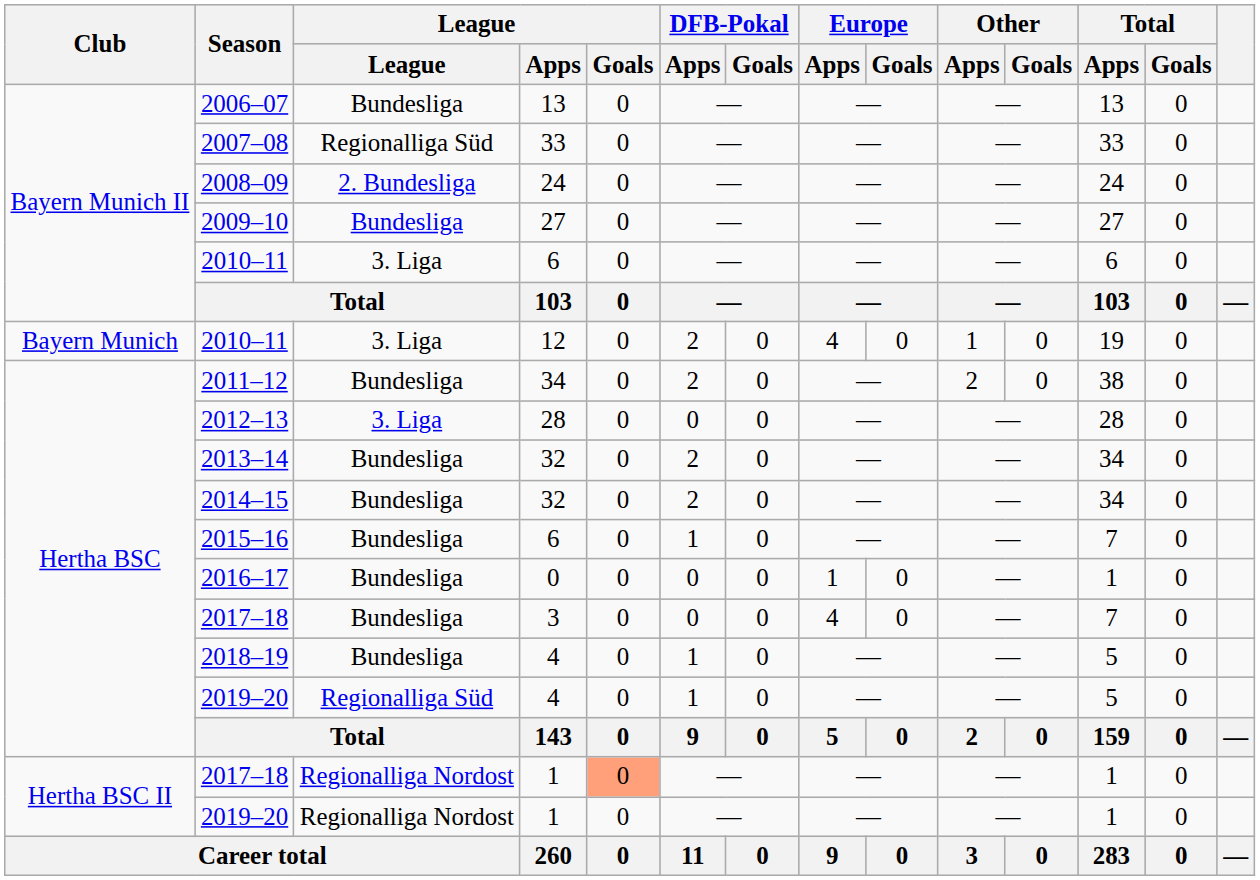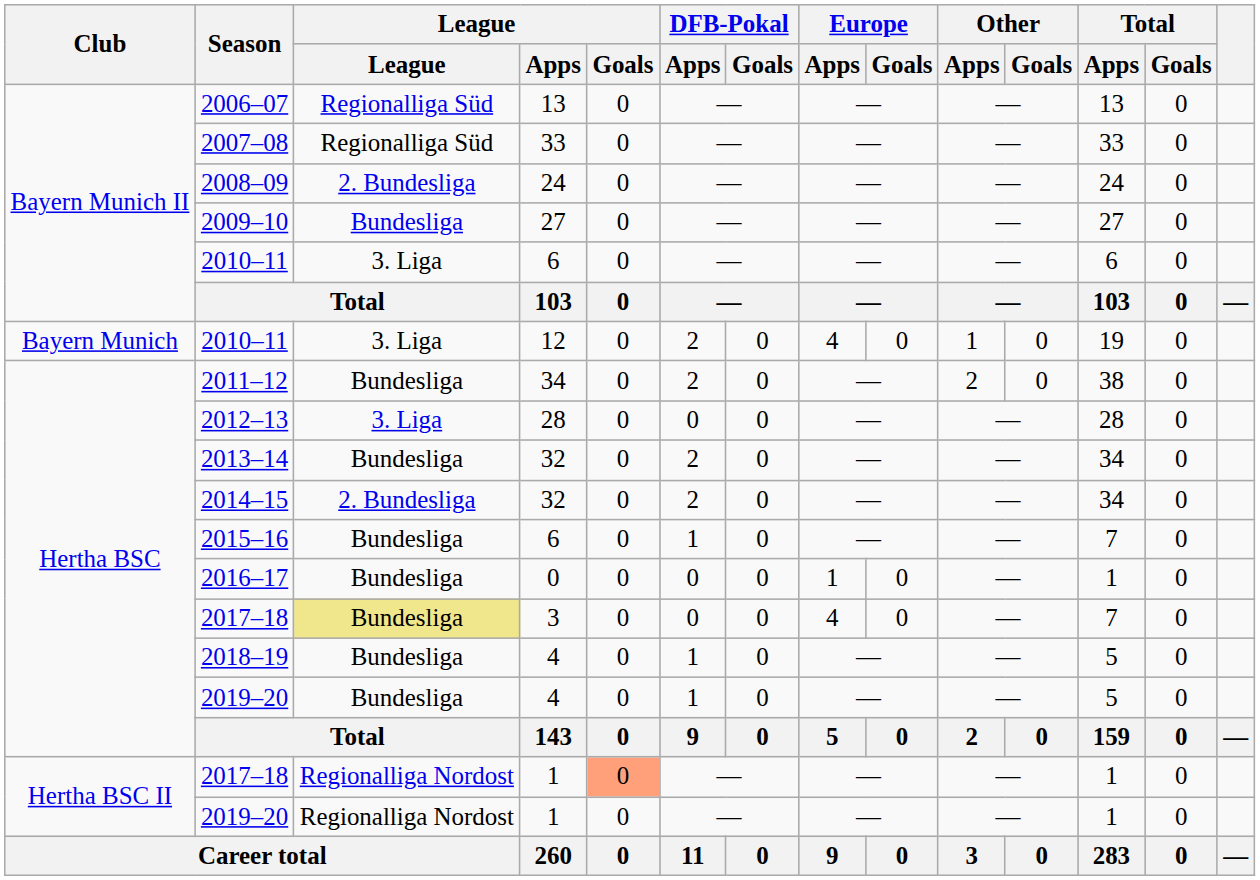(407, 103) Bundesliga -> (407, 103) Regionalliga Süd
(407, 499) Bundesliga -> (407, 499) 2. Bundesliga
(407, 618) no background -> (407, 618) khaki background
(407, 697) Regionalliga Süd -> (407, 697) Bundesliga
